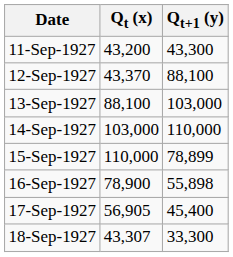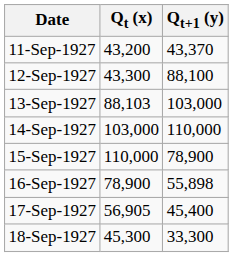(190, 49) 43,300 -> (190, 49) 43,370
(127, 76) 43,370 -> (127, 76) 43,300
(127, 103) 88,100 -> (127, 103) 88,103
(190, 156) 78,899 -> (190, 156) 78,900
(127, 237) 43,307 -> (127, 237) 45,300
